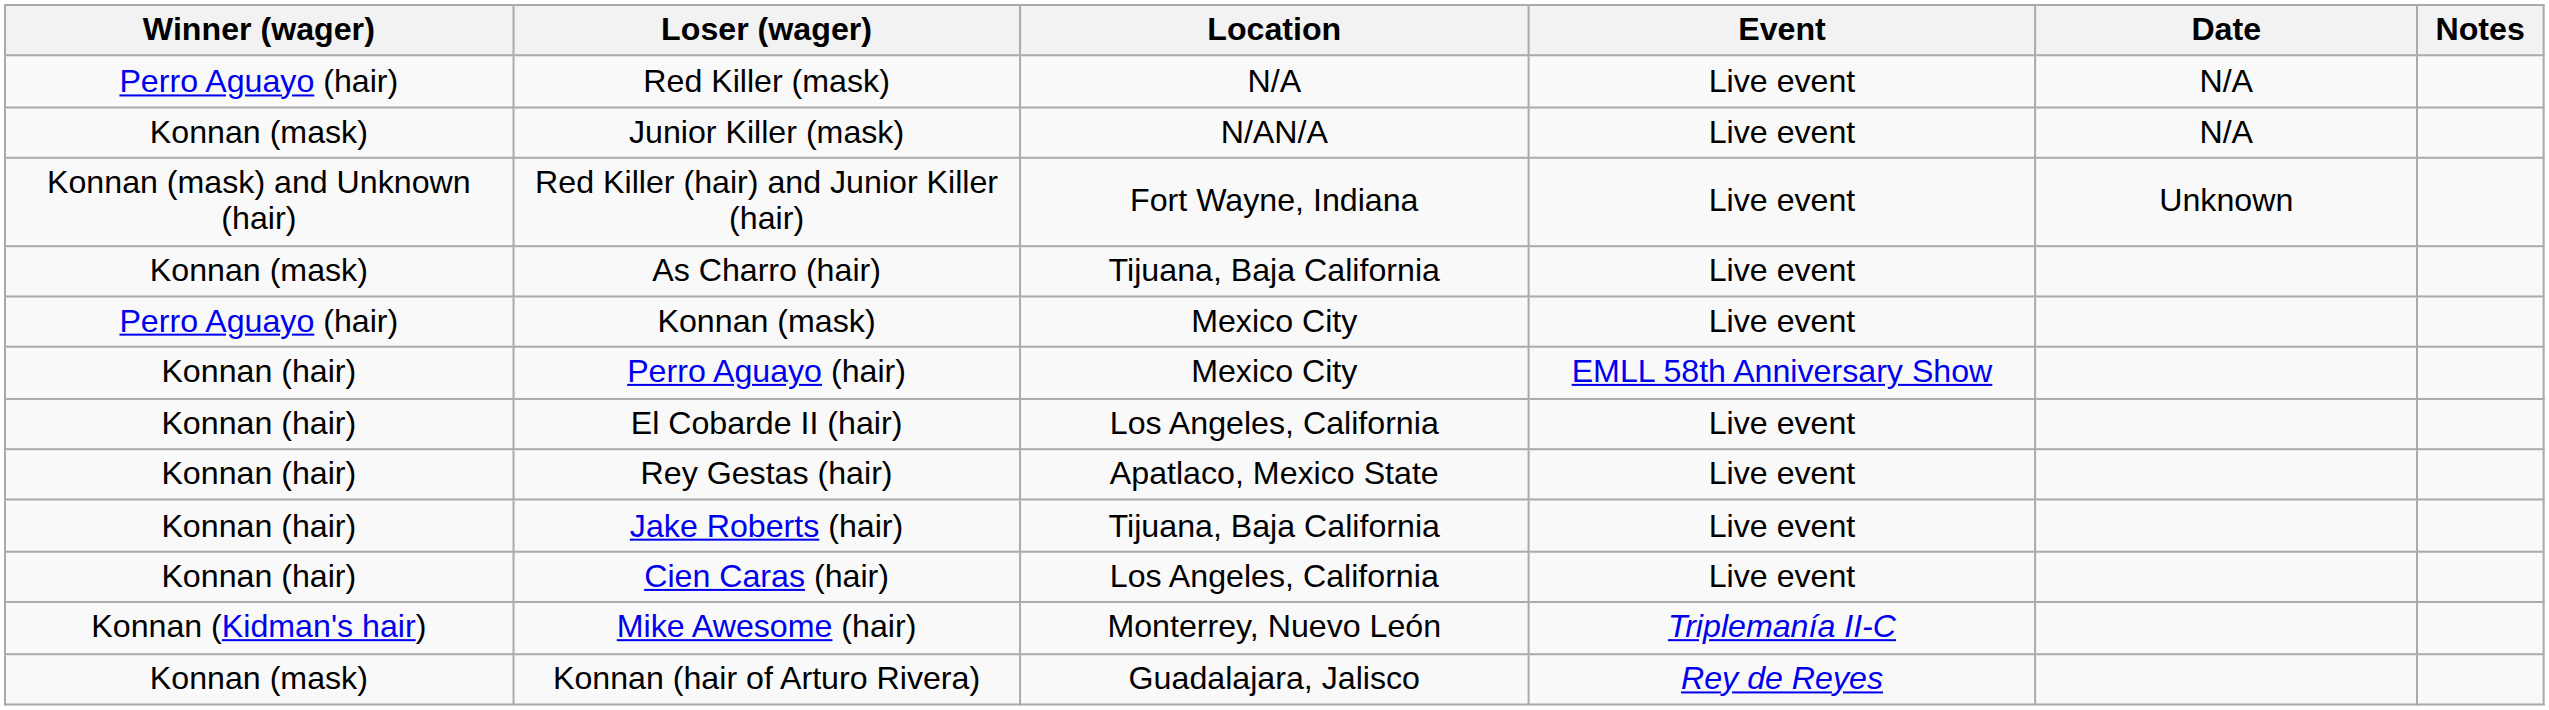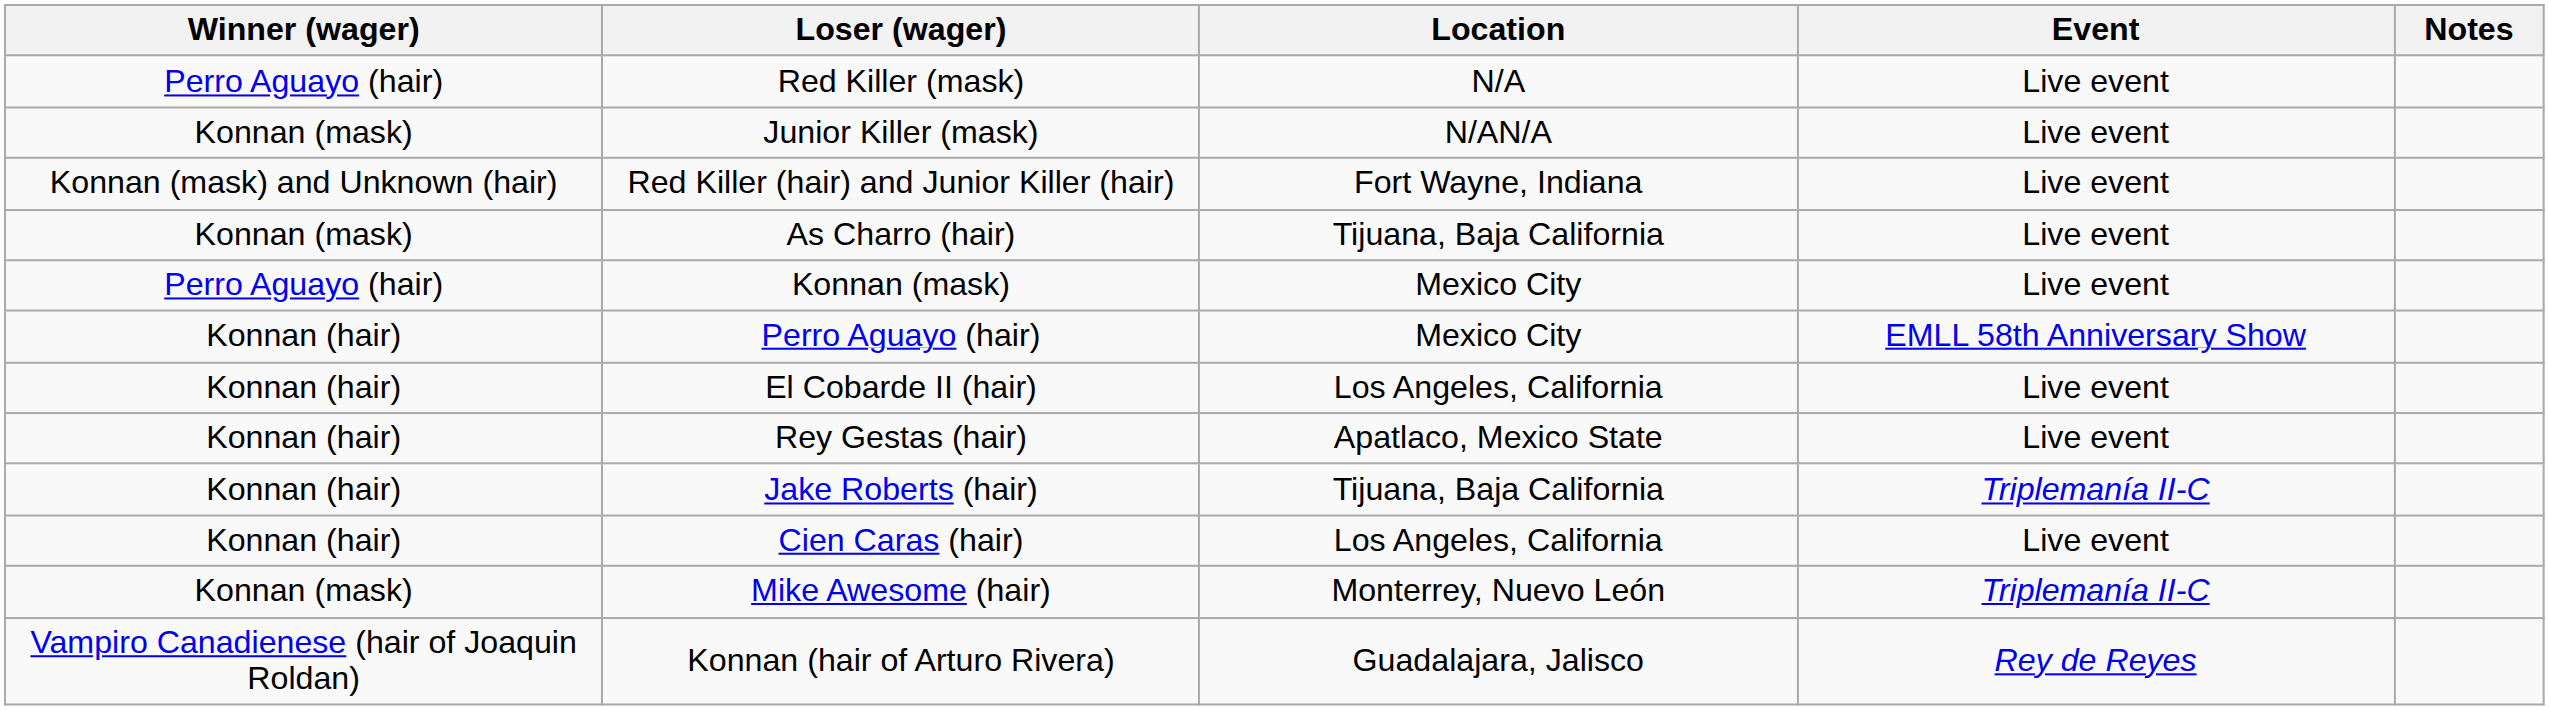- column: (2226, 30)
(1782, 525) Live event -> (2096, 489) Triplemanía II-C
(259, 627) Konnan (Kidman's hair) -> (304, 591) Konnan (mask)
(259, 678) Konnan (mask) -> (304, 660) Vampiro Canadienese (hair of Joaquin Roldan)
